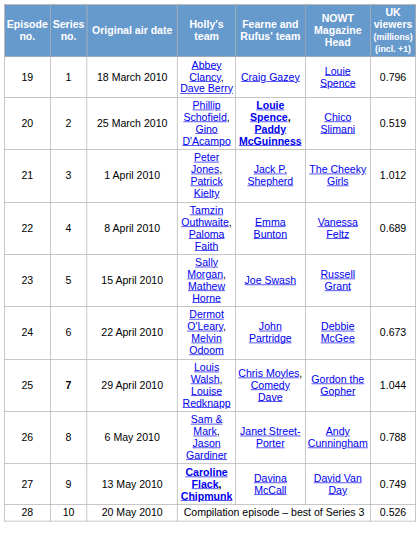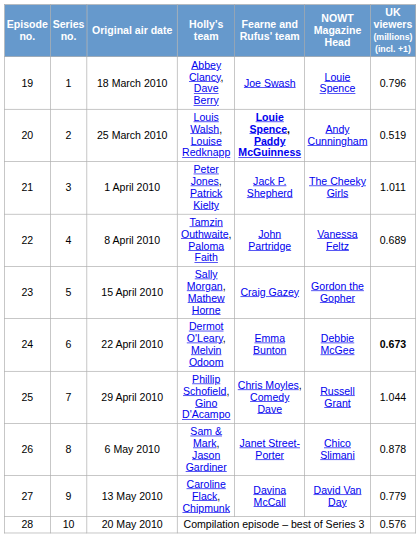(270, 77) Craig Gazey -> (270, 83) Joe Swash
(207, 123) Phillip Schofield, Gino D'Acampo -> (206, 135) Louis Walsh, Louise Redknapp
(338, 123) Chico Slimani -> (337, 135) Andy Cunningham
(393, 175) 1.012 -> (393, 187) 1.011
(270, 228) Emma Bunton -> (270, 240) John Partridge
(270, 280) Joe Swash -> (270, 292) Craig Gazey
(338, 280) Russell Grant -> (337, 292) Gordon the Gopher
(270, 333) John Partridge -> (270, 345) Emma Bunton
(393, 333) normal -> (393, 345) bold
(69, 385) bold -> (69, 397) normal
(207, 385) Louis Walsh, Louise Redknapp -> (206, 397) Phillip Schofield, Gino D'Acampo
(338, 385) Gordon the Gopher -> (337, 397) Russell Grant
(338, 437) Andy Cunningham -> (337, 449) Chico Slimani
(393, 437) 0.788 -> (393, 449) 0.878
(207, 484) bold -> (206, 496) normal
(393, 484) 0.749 -> (393, 496) 0.779
(393, 512) 0.526 -> (393, 524) 0.576
